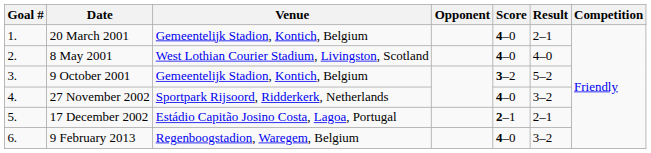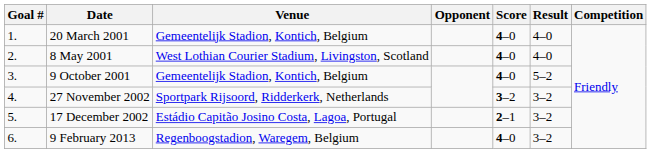(542, 35) 2–1 -> (542, 35) 4–0
(506, 76) 3–2 -> (506, 76) 4–0
(506, 96) 4–0 -> (506, 96) 3–2
(542, 117) 2–1 -> (542, 117) 3–2
